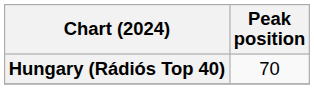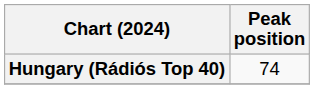(269, 68) 70 -> (269, 68) 74
